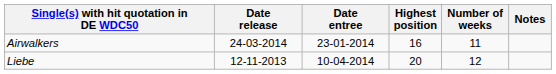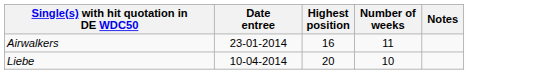- column: (258, 19)
(475, 61) 12 -> (388, 61) 10
